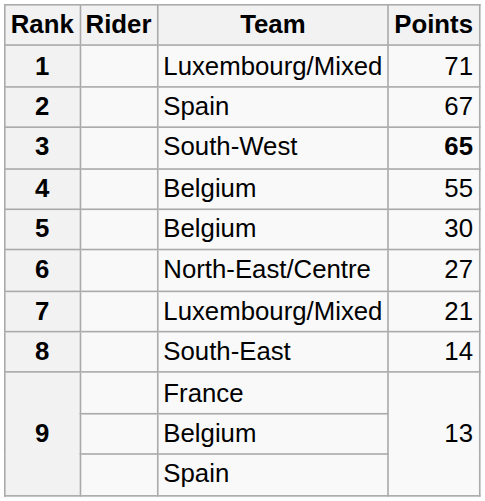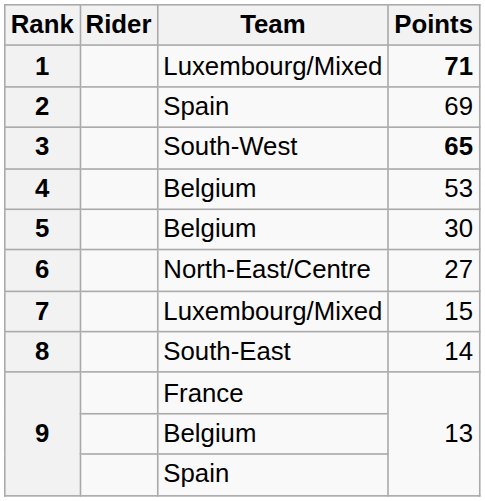(459, 65) normal -> (459, 65) bold
(459, 106) 67 -> (459, 106) 69
(459, 188) 55 -> (459, 188) 53
(459, 310) 21 -> (459, 310) 15
